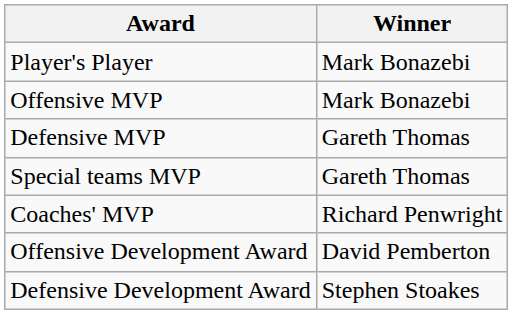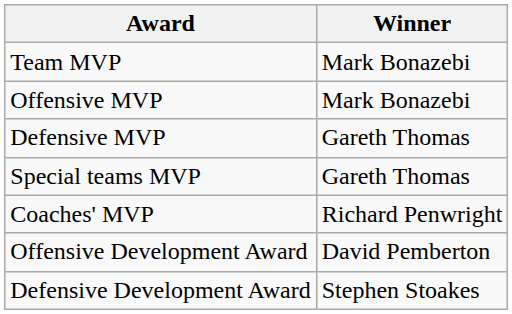+ row: (66, 61)
- row: (81, 61)
